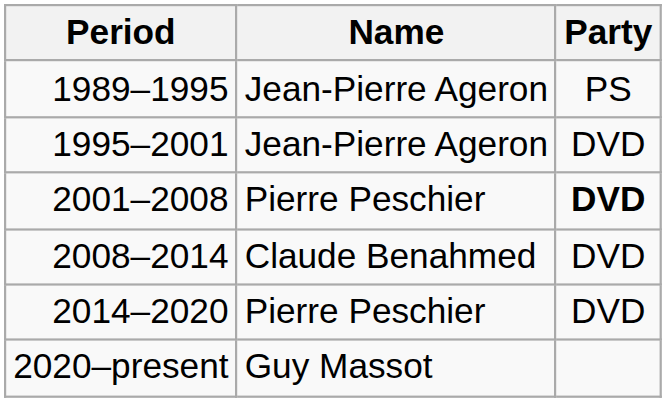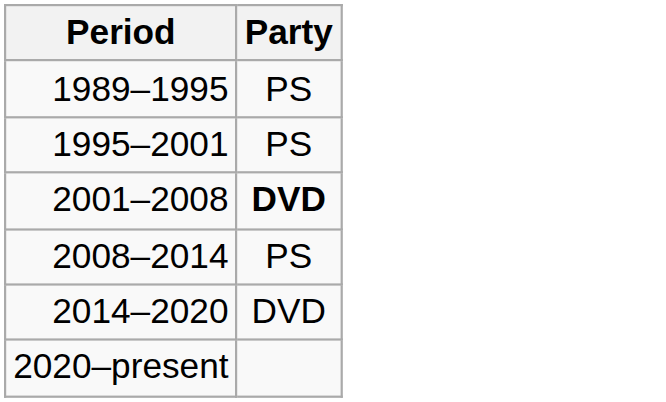- column: (396, 32)
(608, 144) DVD -> (289, 144) PS
(608, 255) DVD -> (289, 255) PS
